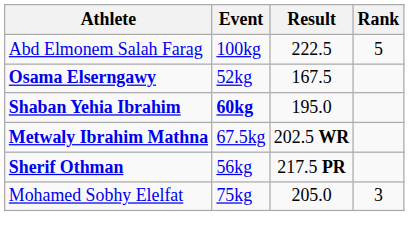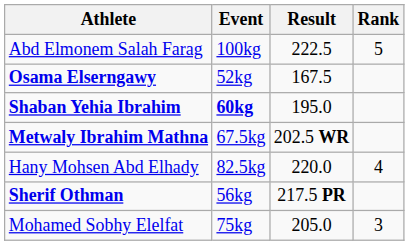+ row: (104, 166)
